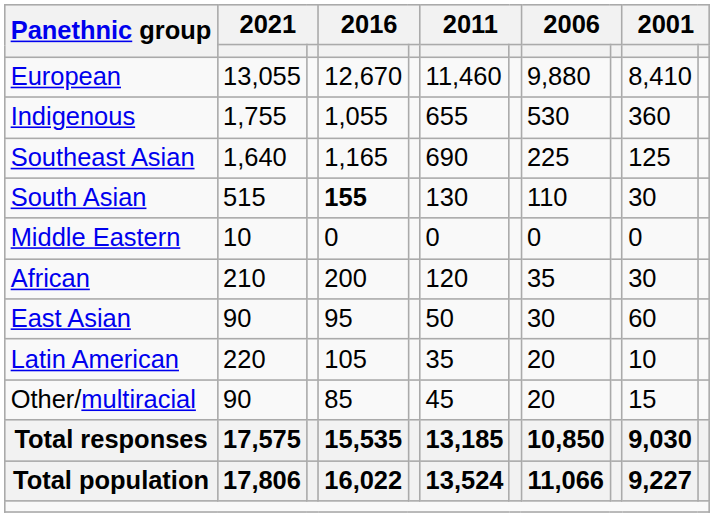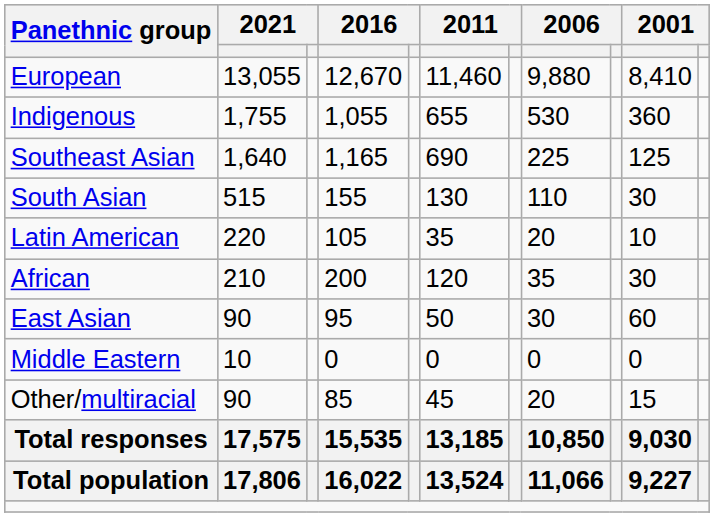(346, 197) bold -> (346, 197) normal
rows swapped: (95, 359) <-> (95, 238)
